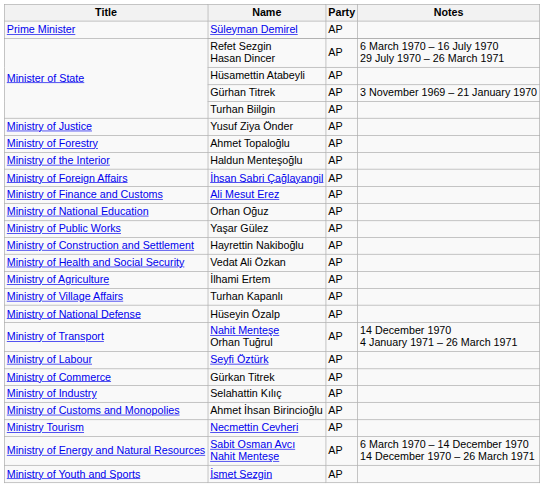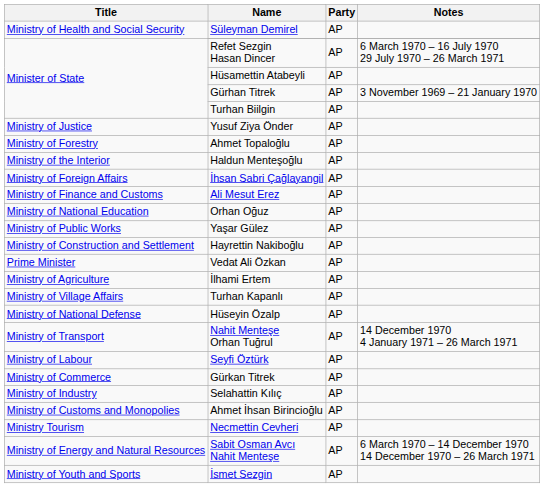(41, 30) Prime Minister -> (96, 30) Ministry of Health and Social Security
(96, 263) Ministry of Health and Social Security -> (41, 263) Prime Minister
